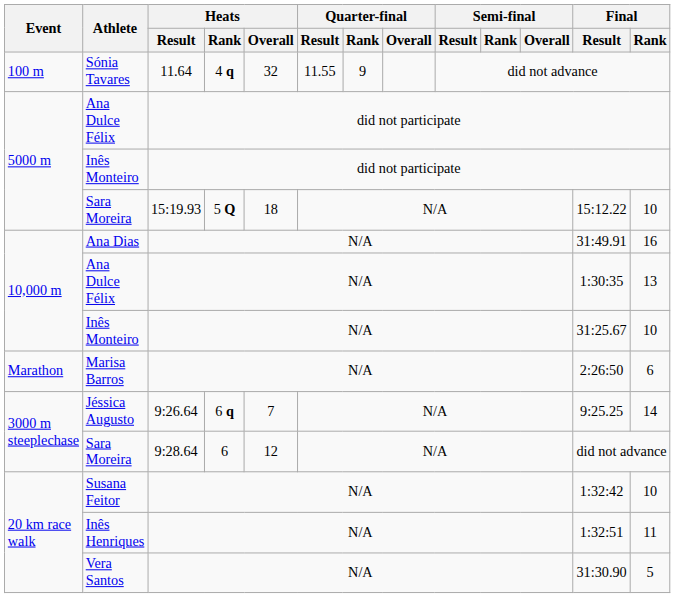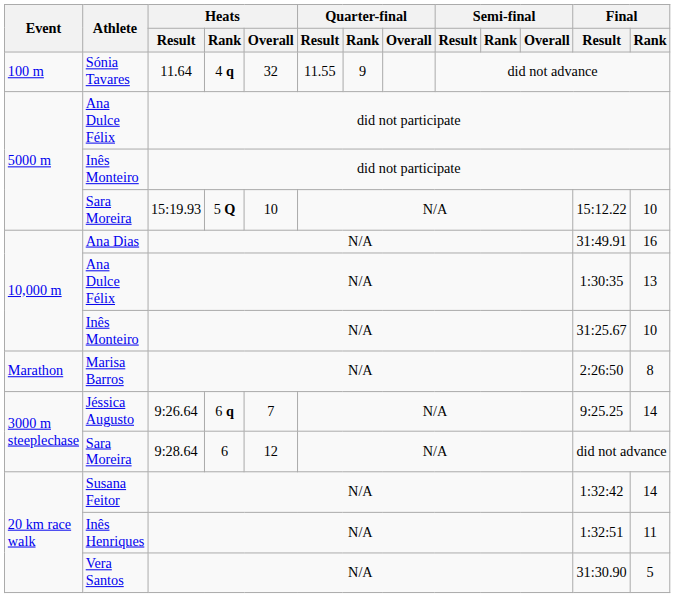(271, 209) 18 -> (271, 209) 10
(650, 371) 6 -> (650, 371) 8
(650, 492) 10 -> (650, 492) 14
